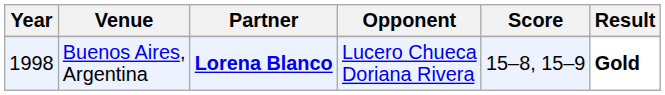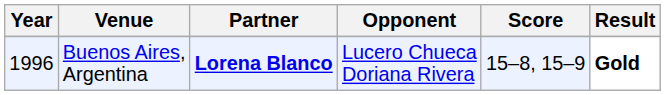(31, 63) 1998 -> (31, 63) 1996
